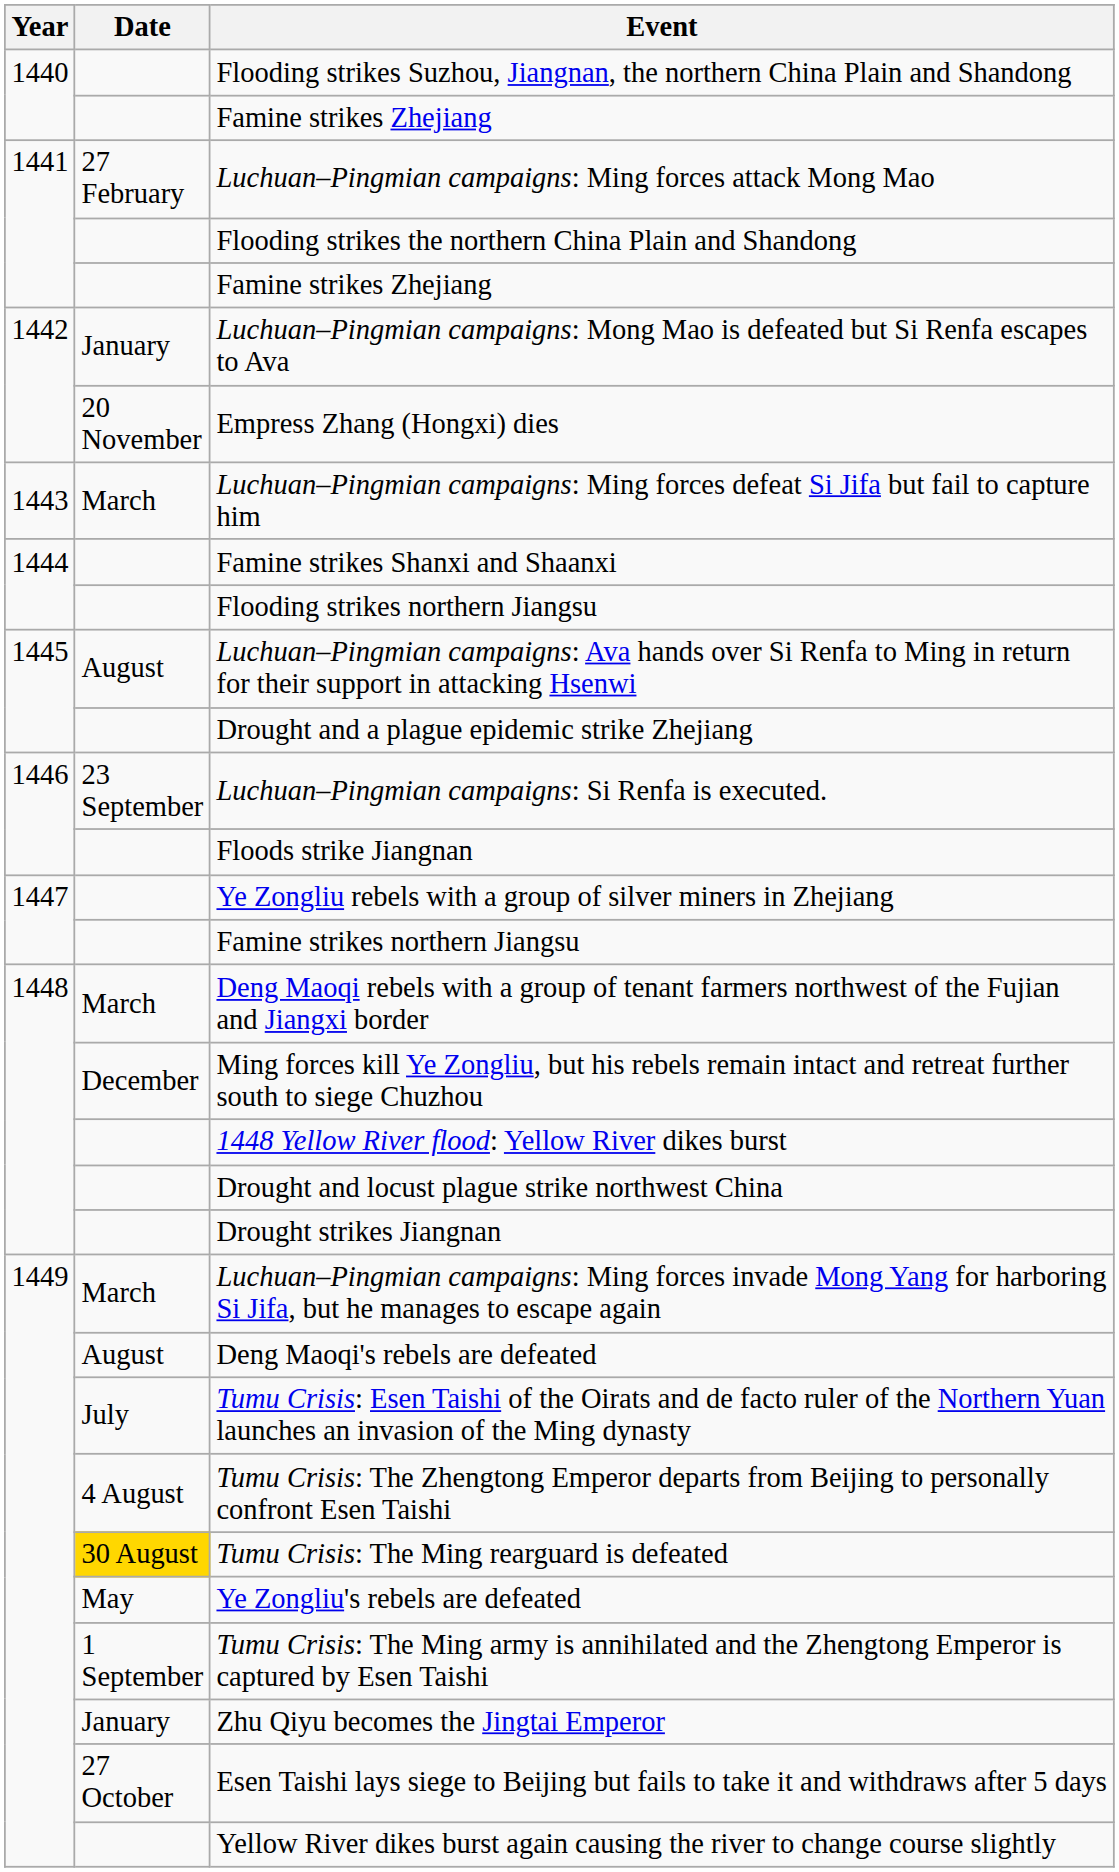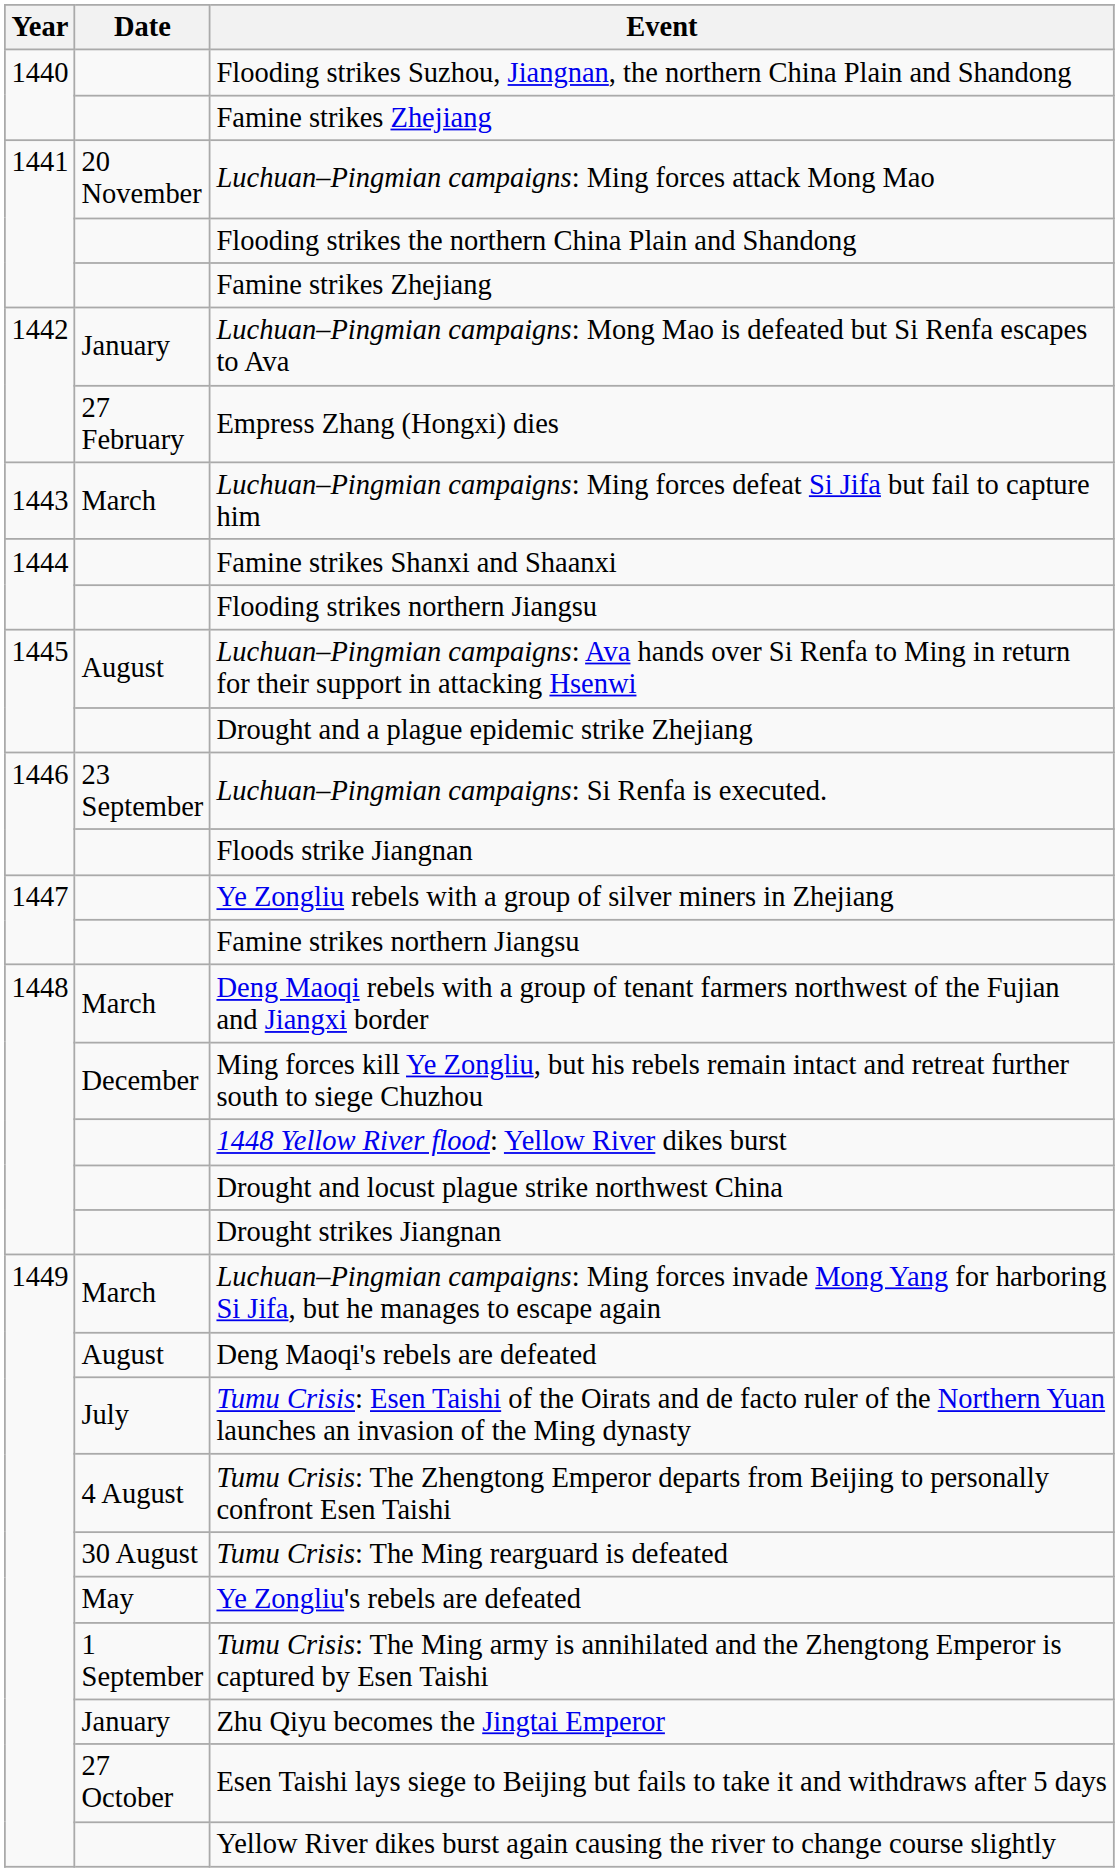(133, 178) 27 February -> (142, 178) 20 November
(142, 423) 20 November -> (133, 423) 27 February
(140, 1553) gold background -> (140, 1553) no background
